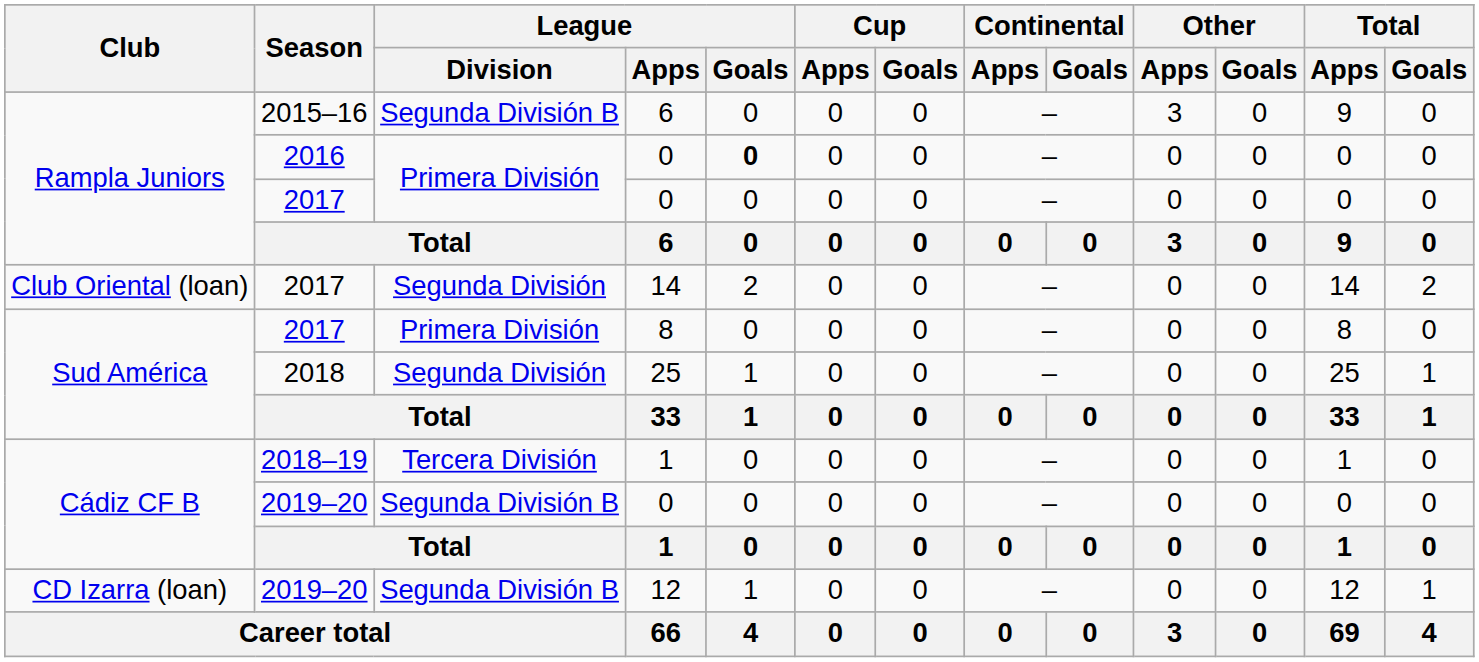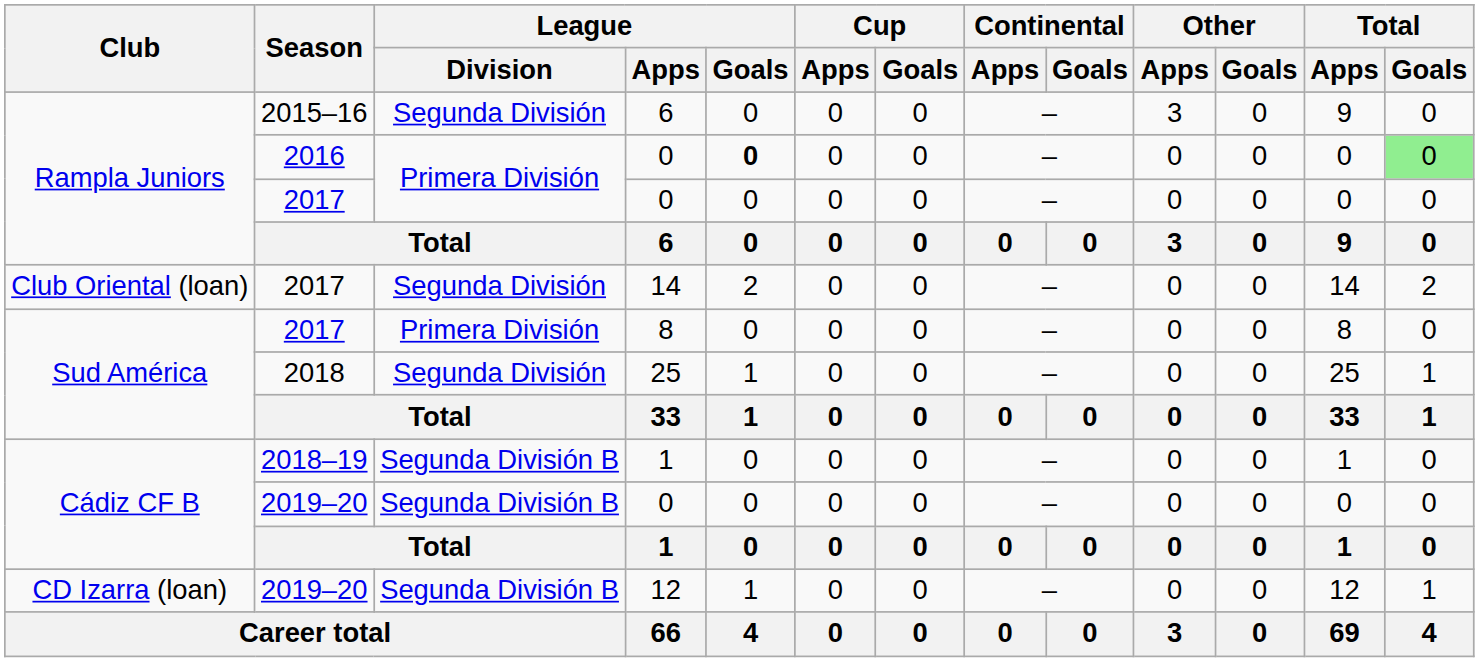(500, 112) Segunda División B -> (500, 112) Segunda División
(1429, 156) no background -> (1429, 156) lightgreen background
(500, 460) Tercera División -> (500, 460) Segunda División B
